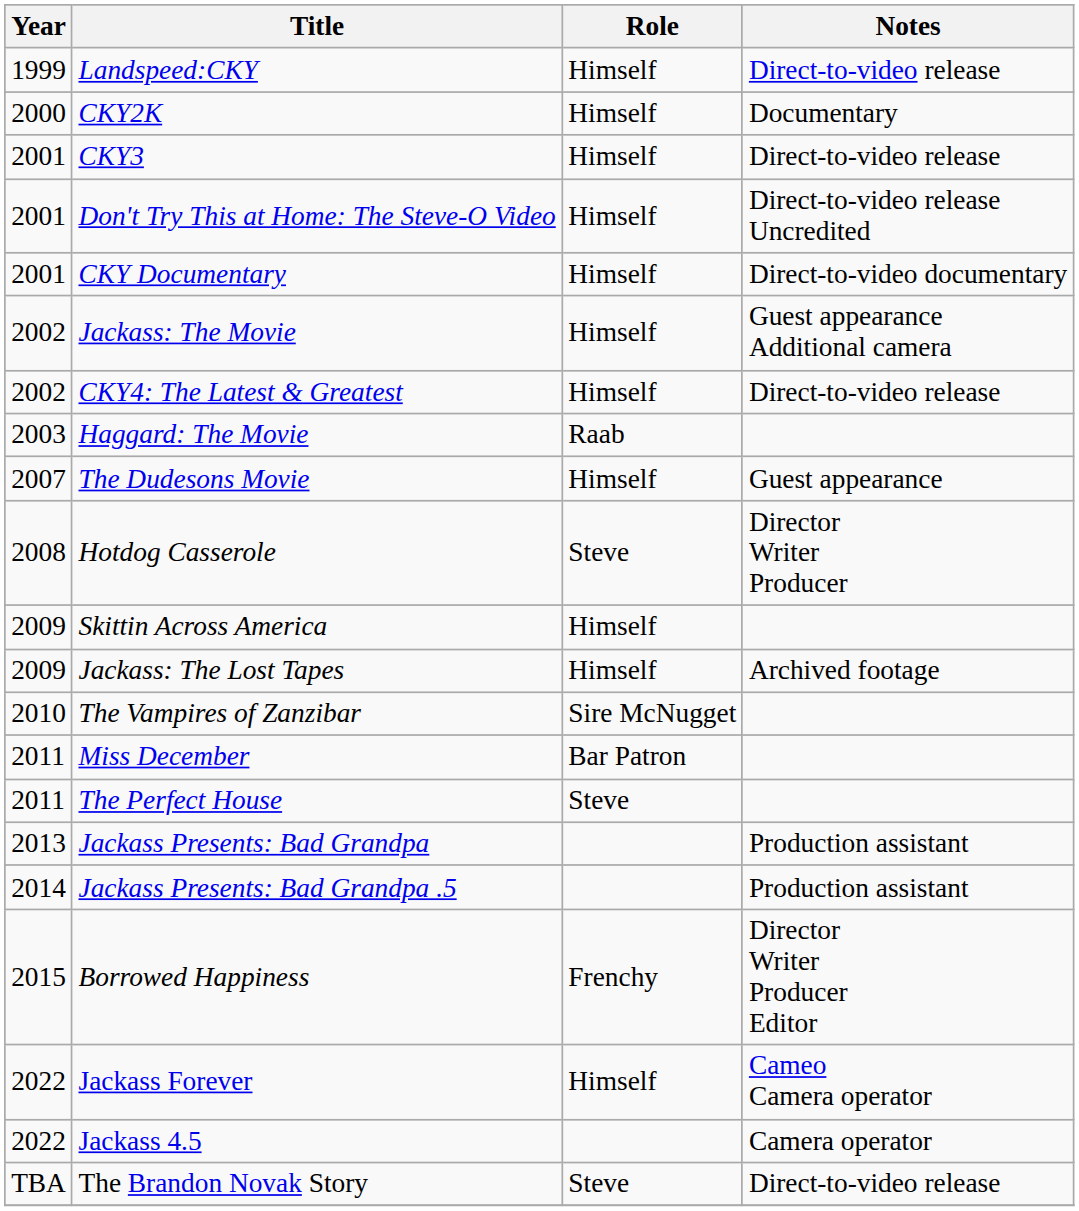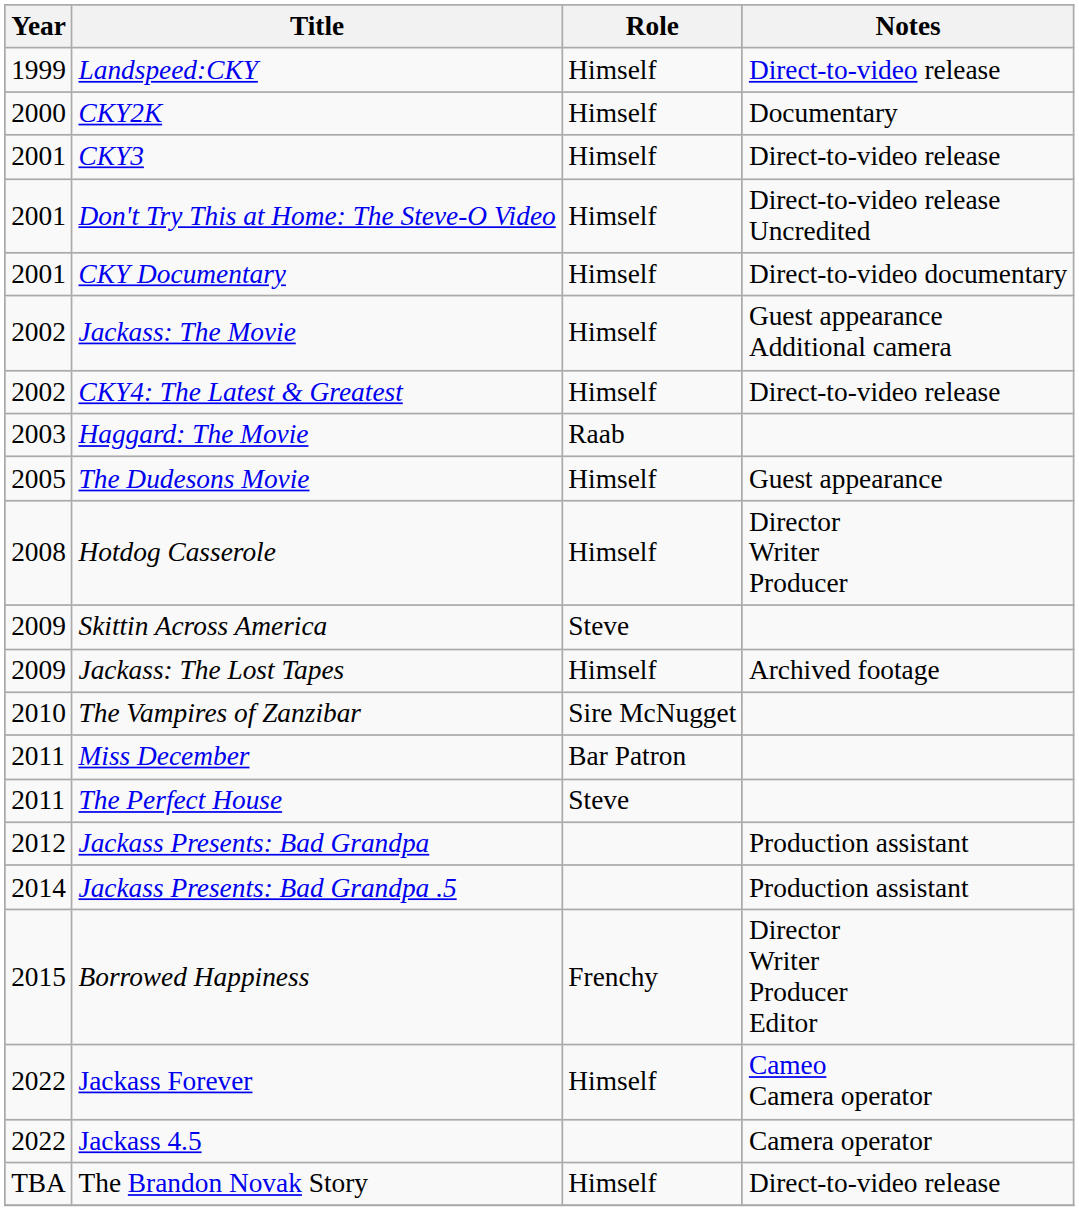(39, 478) 2007 -> (39, 478) 2005
(599, 552) Steve -> (612, 552) Himself
(612, 626) Himself -> (599, 626) Steve
(39, 843) 2013 -> (39, 843) 2012
(599, 1183) Steve -> (612, 1183) Himself
